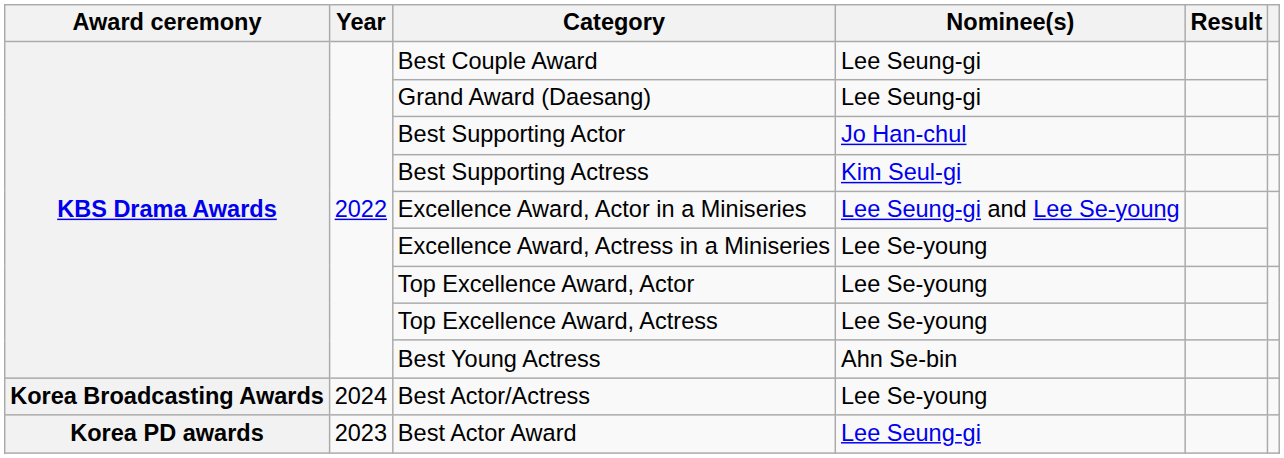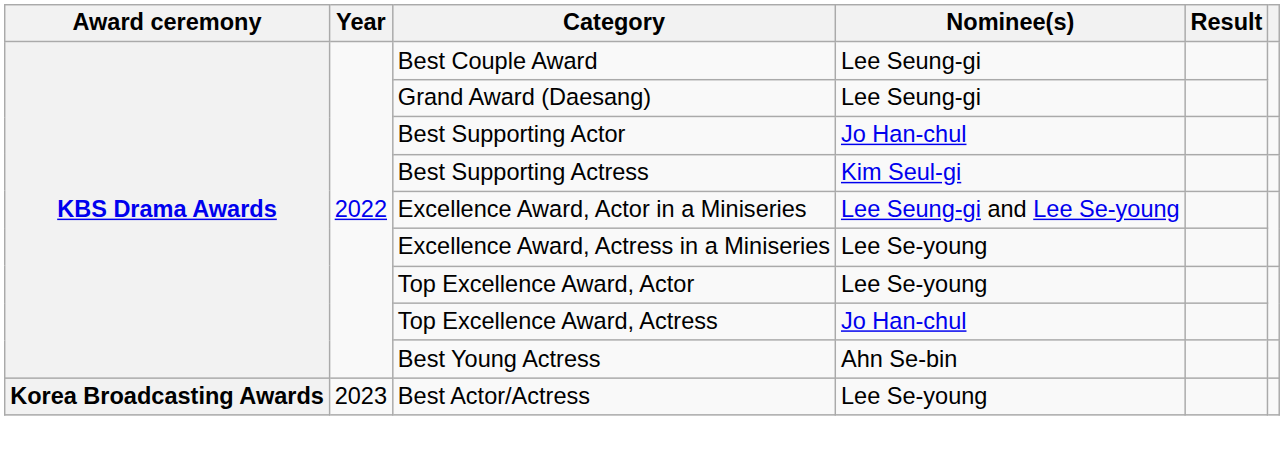(914, 321) Lee Se-young -> (904, 321) Jo Han-chul
(361, 396) 2024 -> (361, 396) 2023
- row: (487, 433)
